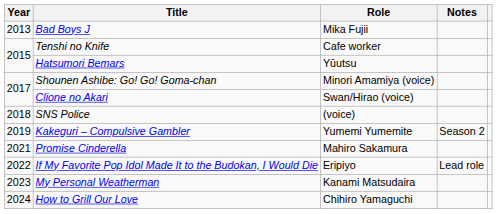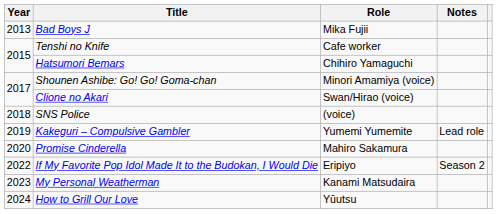(340, 64) Yūutsu -> (368, 64) Chihiro Yamaguchi
(462, 132) Season 2 -> (462, 132) Lead role
(19, 149) 2021 -> (19, 149) 2020
(462, 166) Lead role -> (462, 166) Season 2
(368, 200) Chihiro Yamaguchi -> (340, 200) Yūutsu
